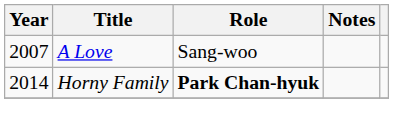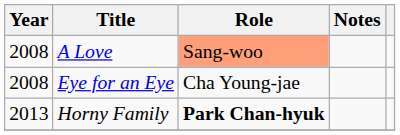(29, 51) 2007 -> (29, 51) 2008
(218, 51) no background -> (223, 51) lightsalmon background
+ row: (116, 82)
(29, 82) 2014 -> (29, 113) 2013
